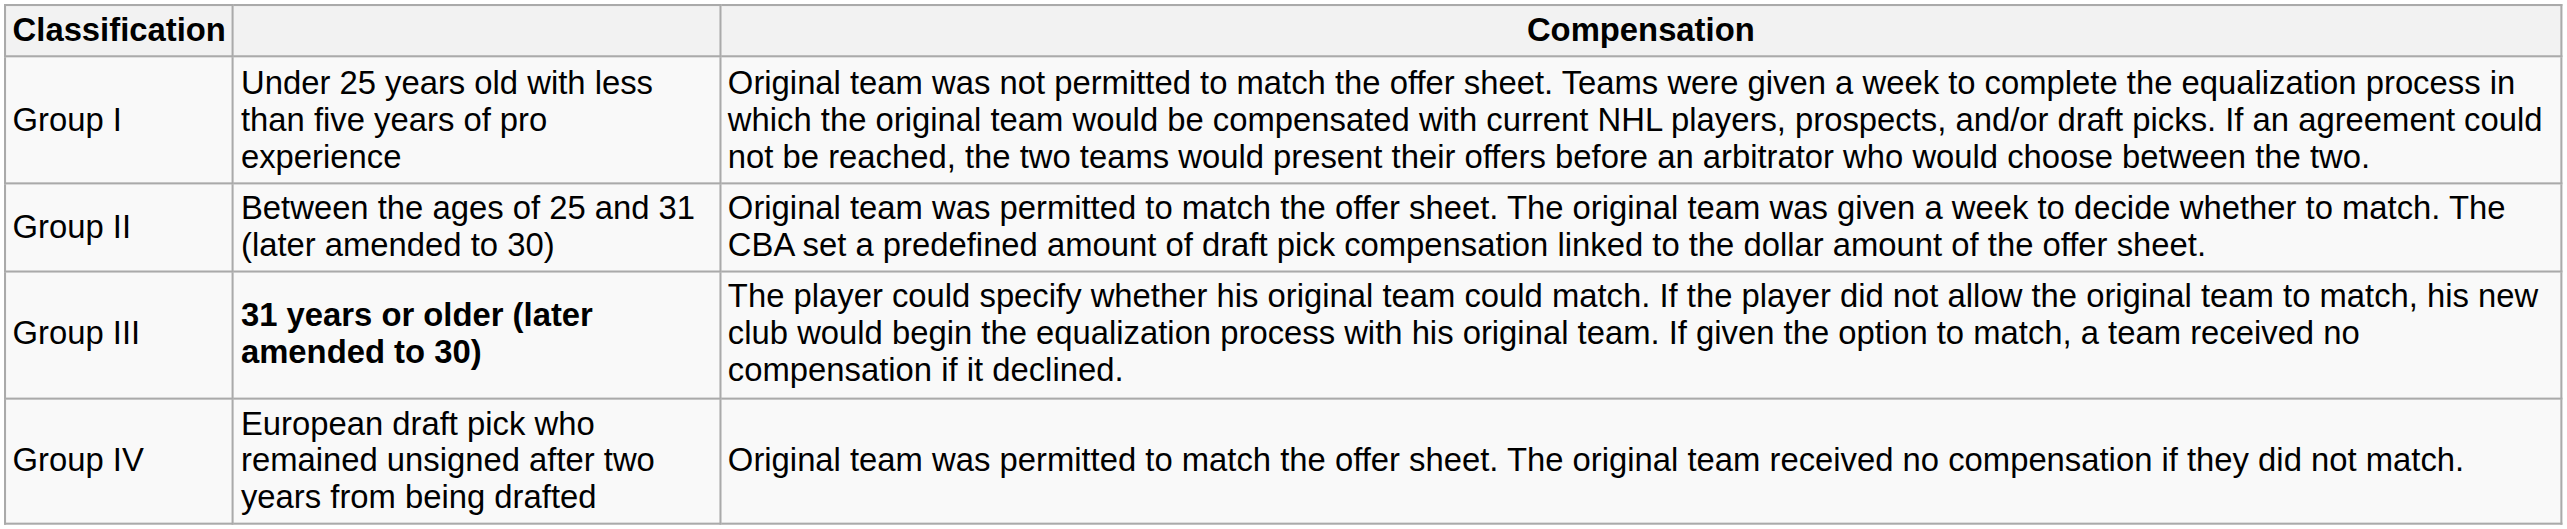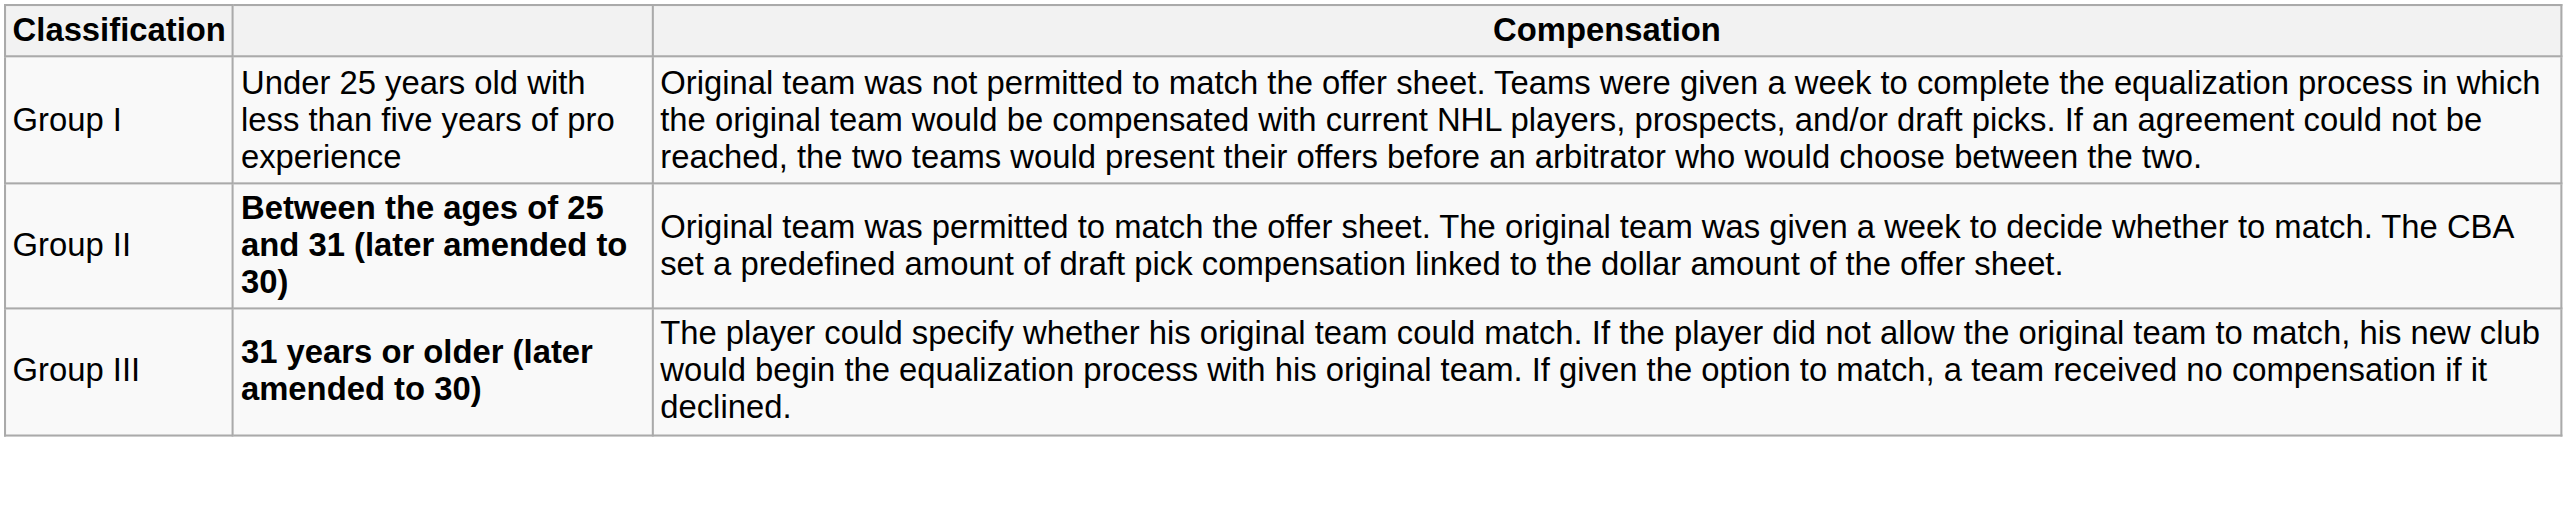(468, 226) normal -> (434, 245) bold
- row: (78, 459)
